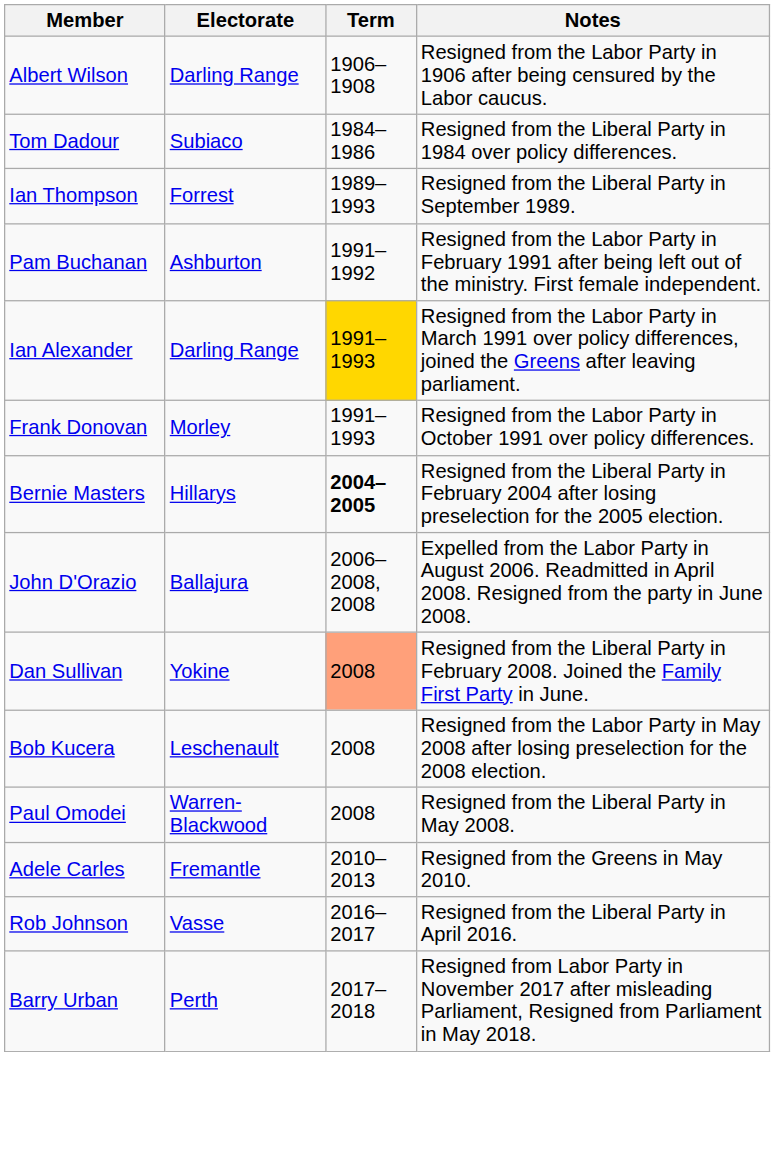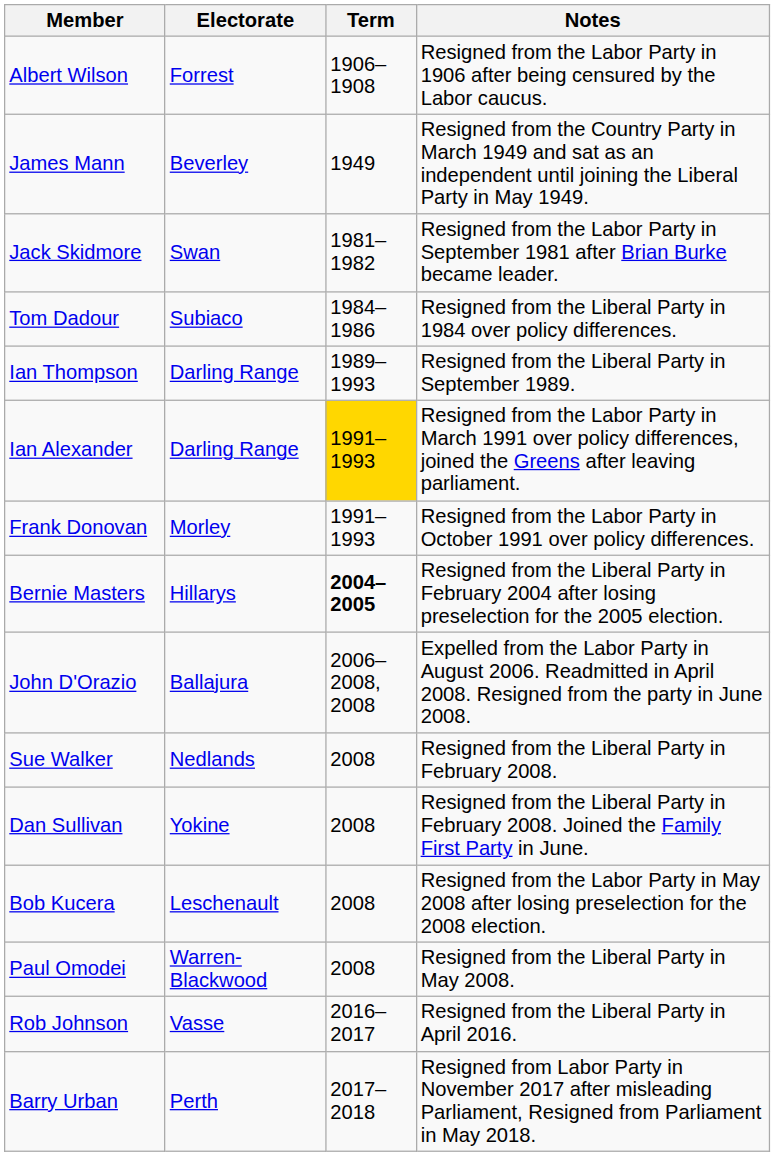(234, 75) Darling Range -> (202, 75) Forrest
+ row: (67, 163)
+ row: (75, 252)
(202, 195) Forrest -> (234, 373) Darling Range
- row: (78, 261)
+ row: (61, 759)
(353, 671) lightsalmon background -> (353, 825) no background
- row: (67, 869)
